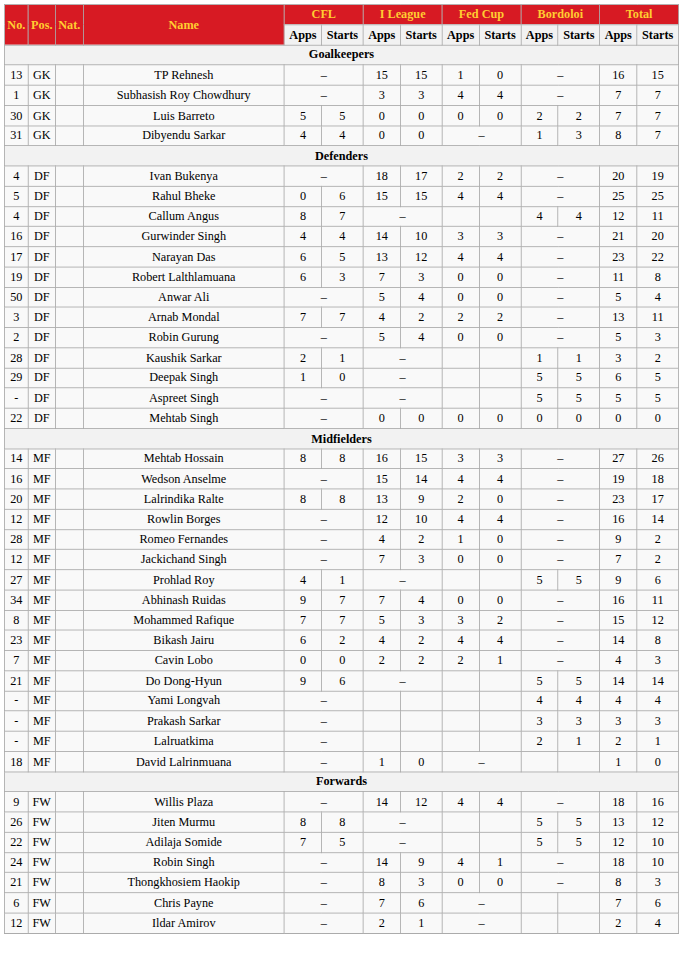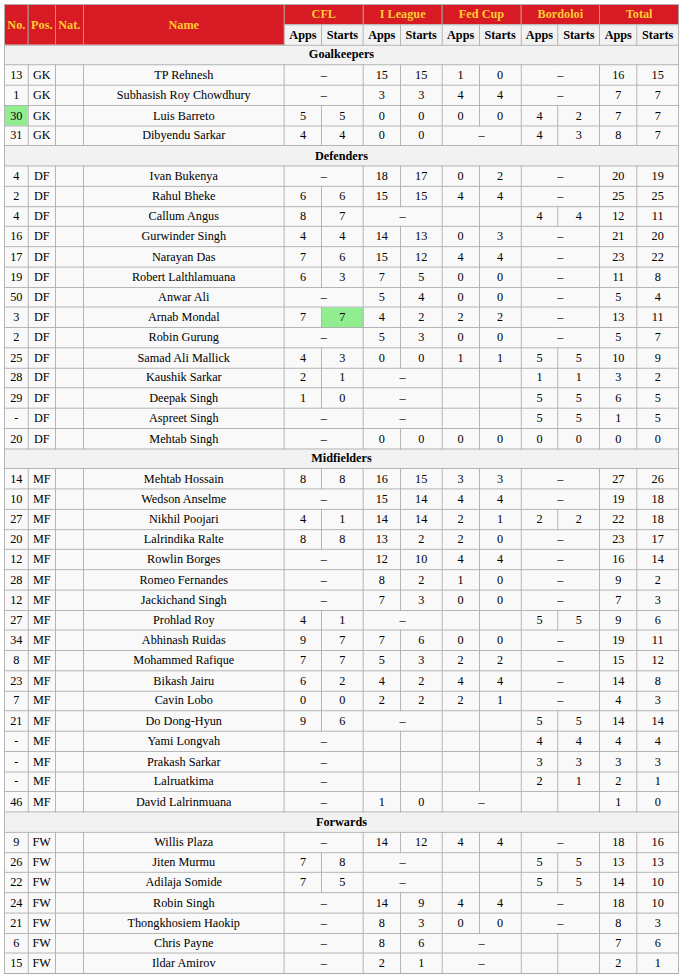(16, 115) no background -> (16, 115) lightgreen background
(539, 115) 2 -> (539, 115) 4
(539, 136) 1 -> (539, 136) 4
(461, 176) 2 -> (461, 176) 0
(16, 196) 5 -> (16, 196) 2
(303, 196) 0 -> (303, 196) 6
(421, 237) 10 -> (421, 237) 13
(461, 237) 3 -> (461, 237) 0
(303, 257) 6 -> (303, 257) 7
(342, 257) 5 -> (342, 257) 6
(382, 257) 13 -> (382, 257) 15
(421, 277) 3 -> (421, 277) 5
(342, 317) no background -> (342, 317) lightgreen background
(421, 337) 4 -> (421, 337) 3
(658, 337) 3 -> (658, 337) 7
+ row: (184, 358)
(618, 398) 5 -> (618, 418) 1
(16, 418) 22 -> (16, 438) 20
(16, 479) 16 -> (16, 499) 10
+ row: (184, 519)
(421, 499) 9 -> (421, 539) 2
(382, 539) 4 -> (382, 580) 8
(658, 560) 2 -> (658, 600) 3
(421, 600) 4 -> (421, 640) 6
(618, 600) 16 -> (618, 640) 19
(461, 620) 3 -> (461, 660) 2
(16, 761) 18 -> (16, 802) 46
(303, 822) 8 -> (303, 862) 7
(658, 822) 12 -> (658, 862) 13
(618, 842) 12 -> (618, 883) 14
(500, 862) 1 -> (500, 903) 4
(382, 903) 7 -> (382, 943) 8
(16, 923) 12 -> (16, 963) 15
(658, 923) 4 -> (658, 963) 1
